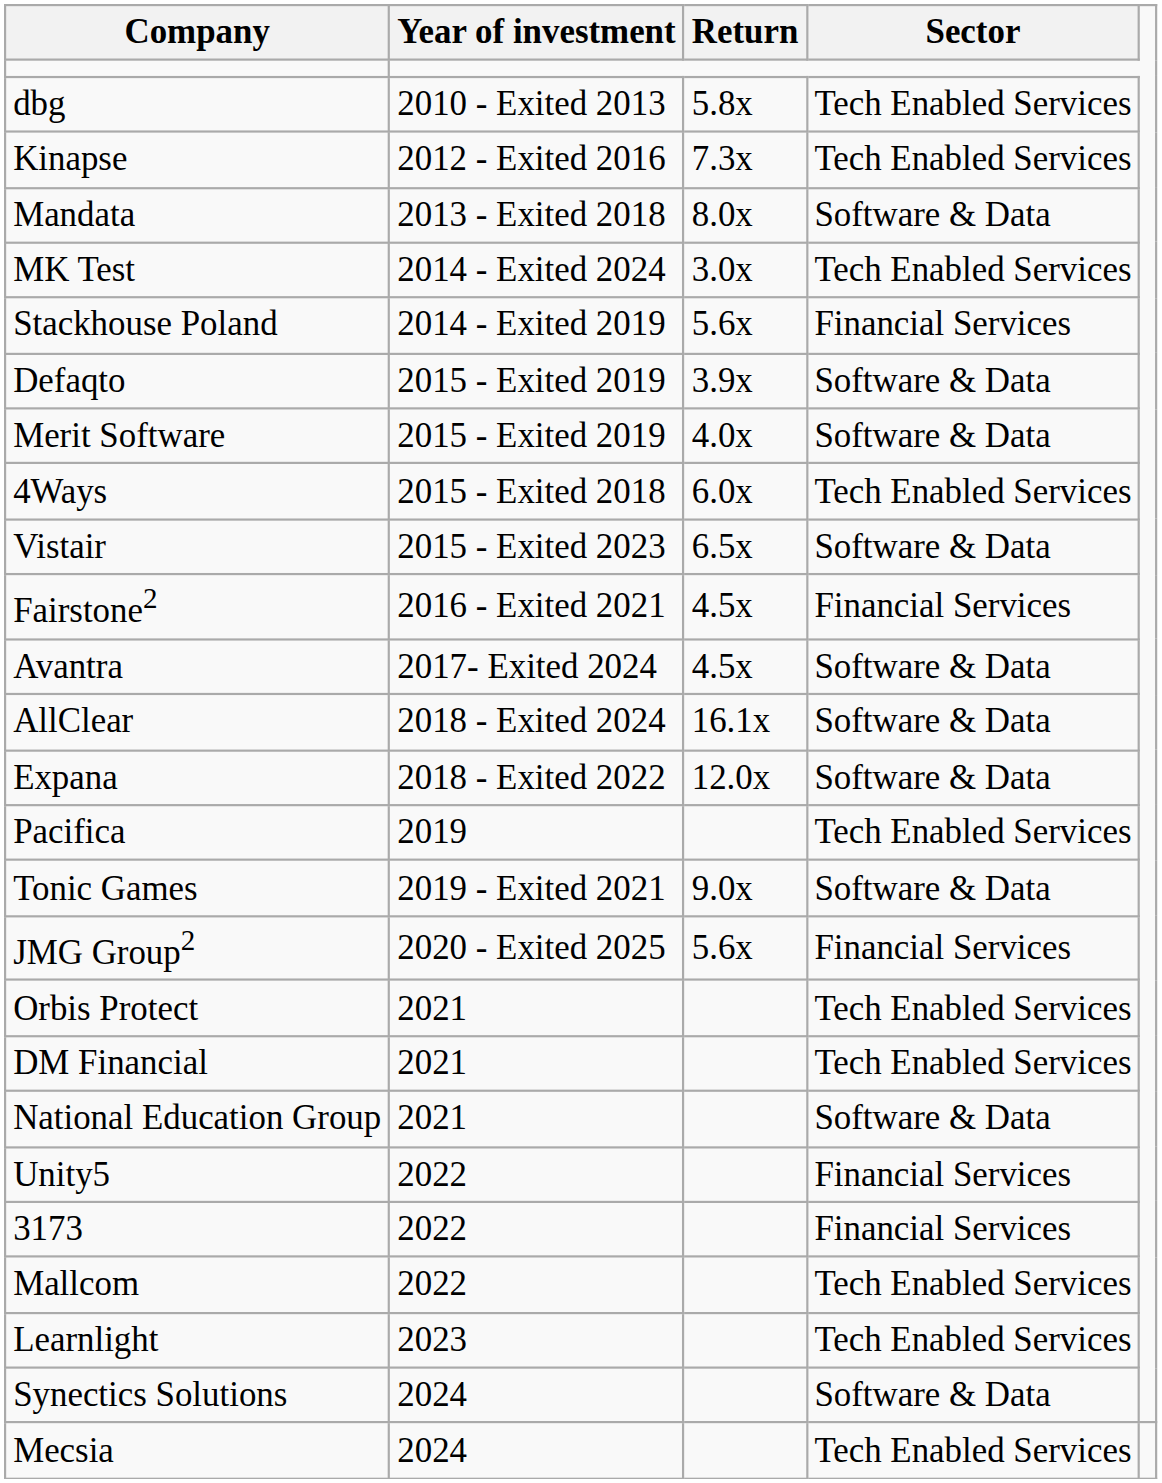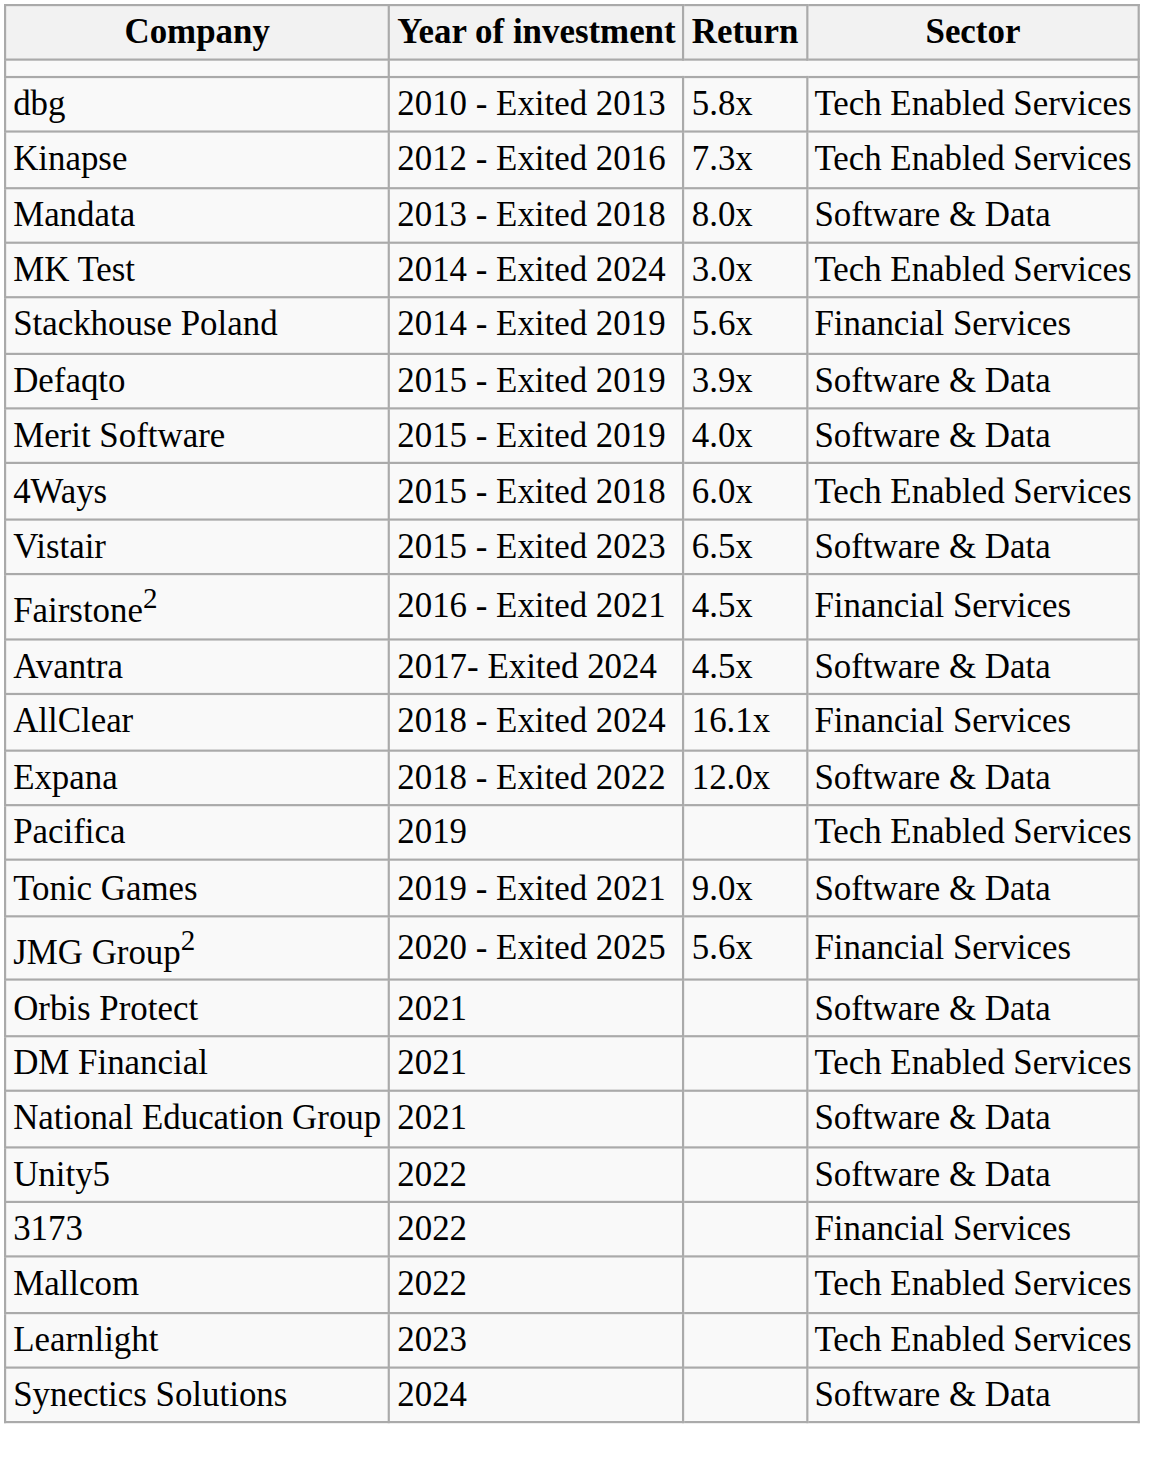(933, 721) Software & Data -> (943, 721) Financial Services
(973, 1007) Tech Enabled Services -> (933, 1007) Software & Data
(943, 1173) Financial Services -> (933, 1173) Software & Data
- row: (63, 1450)
